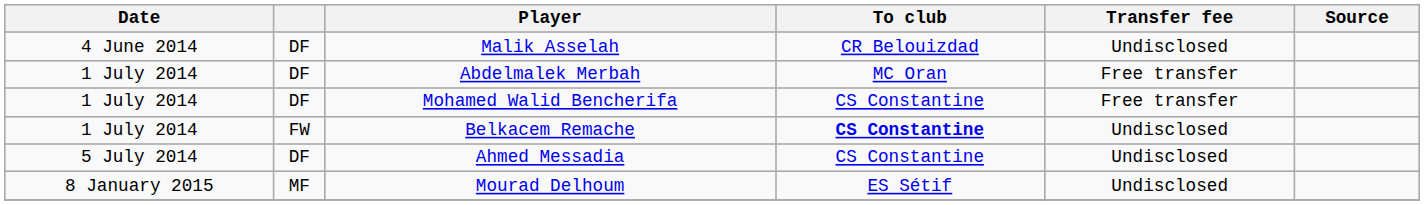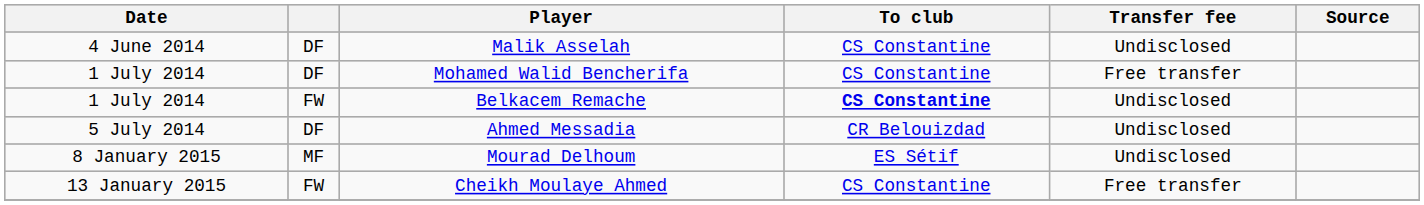(910, 47) CR Belouizdad -> (916, 47) CS Constantine
- row: (550, 74)
(910, 158) CS Constantine -> (916, 130) CR Belouizdad
+ row: (561, 186)
